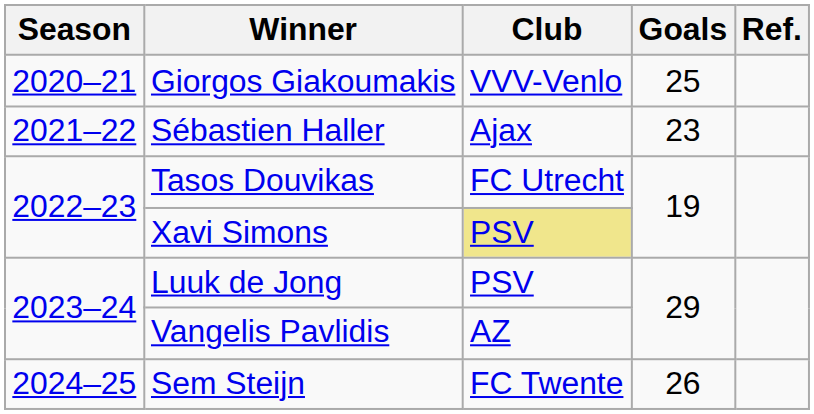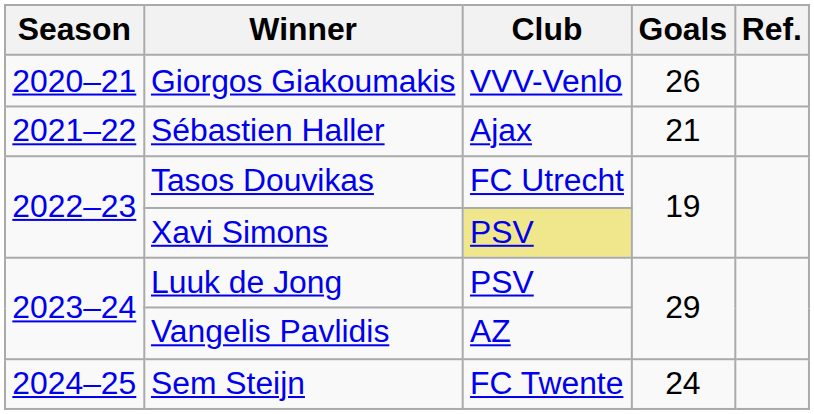(683, 80) 25 -> (683, 80) 26
(683, 130) 23 -> (683, 130) 21
(683, 383) 26 -> (683, 383) 24
